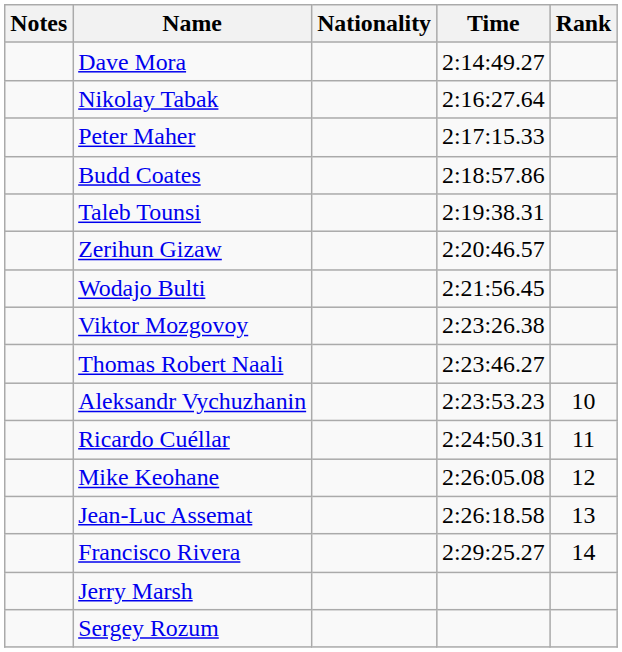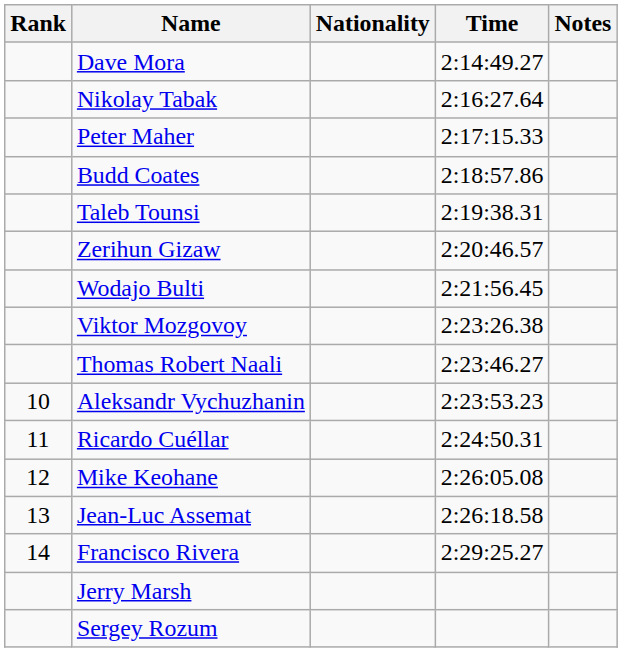columns swapped: (584, 23) <-> (39, 23)
